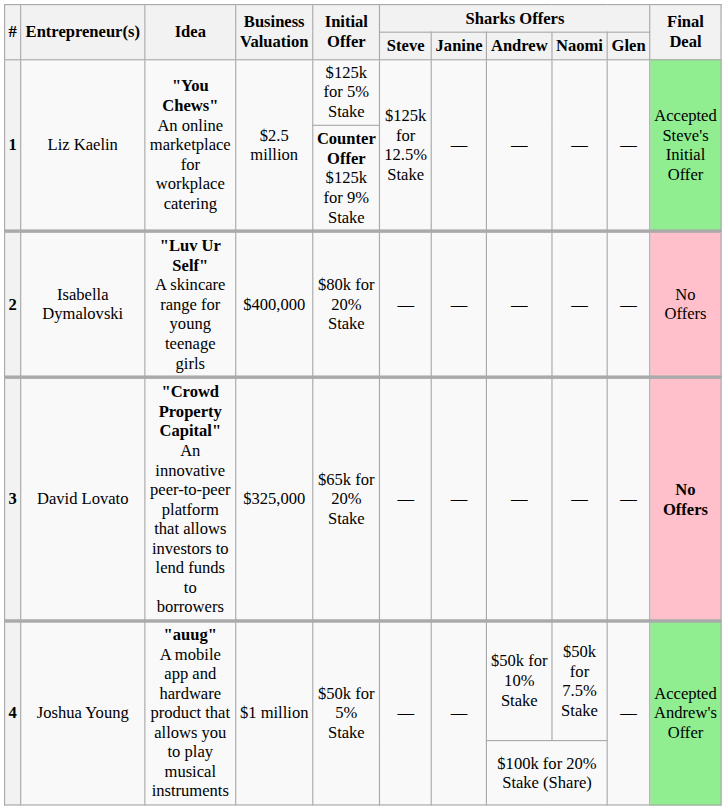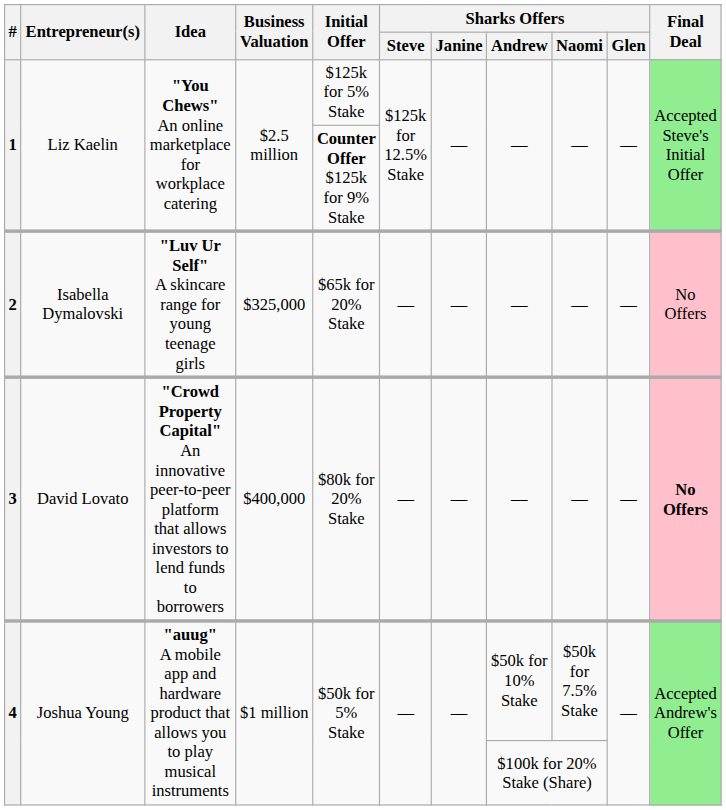(274, 304) $400,000 -> (274, 304) $325,000
(346, 304) $80k for 20% Stake -> (346, 304) $65k for 20% Stake
(274, 499) $325,000 -> (274, 499) $400,000
(346, 499) $65k for 20% Stake -> (346, 499) $80k for 20% Stake
